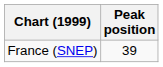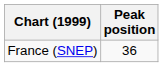(129, 51) 39 -> (129, 51) 36
